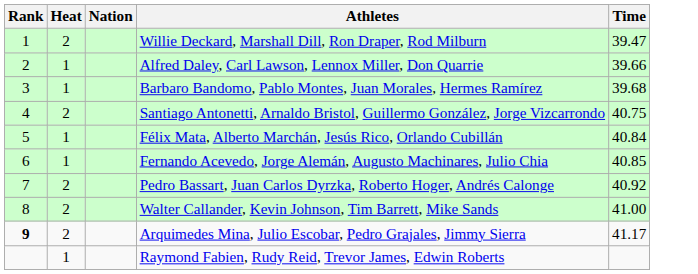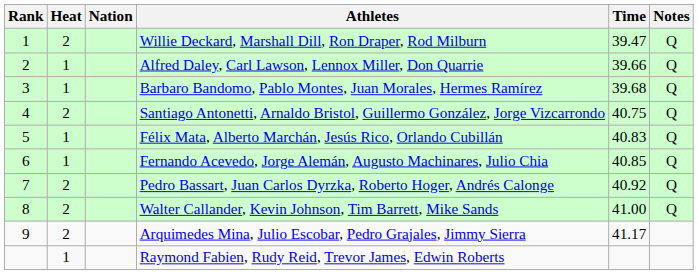+ column: (671, 16)
(629, 137) 40.84 -> (629, 137) 40.83
(26, 233) bold -> (26, 233) normal
